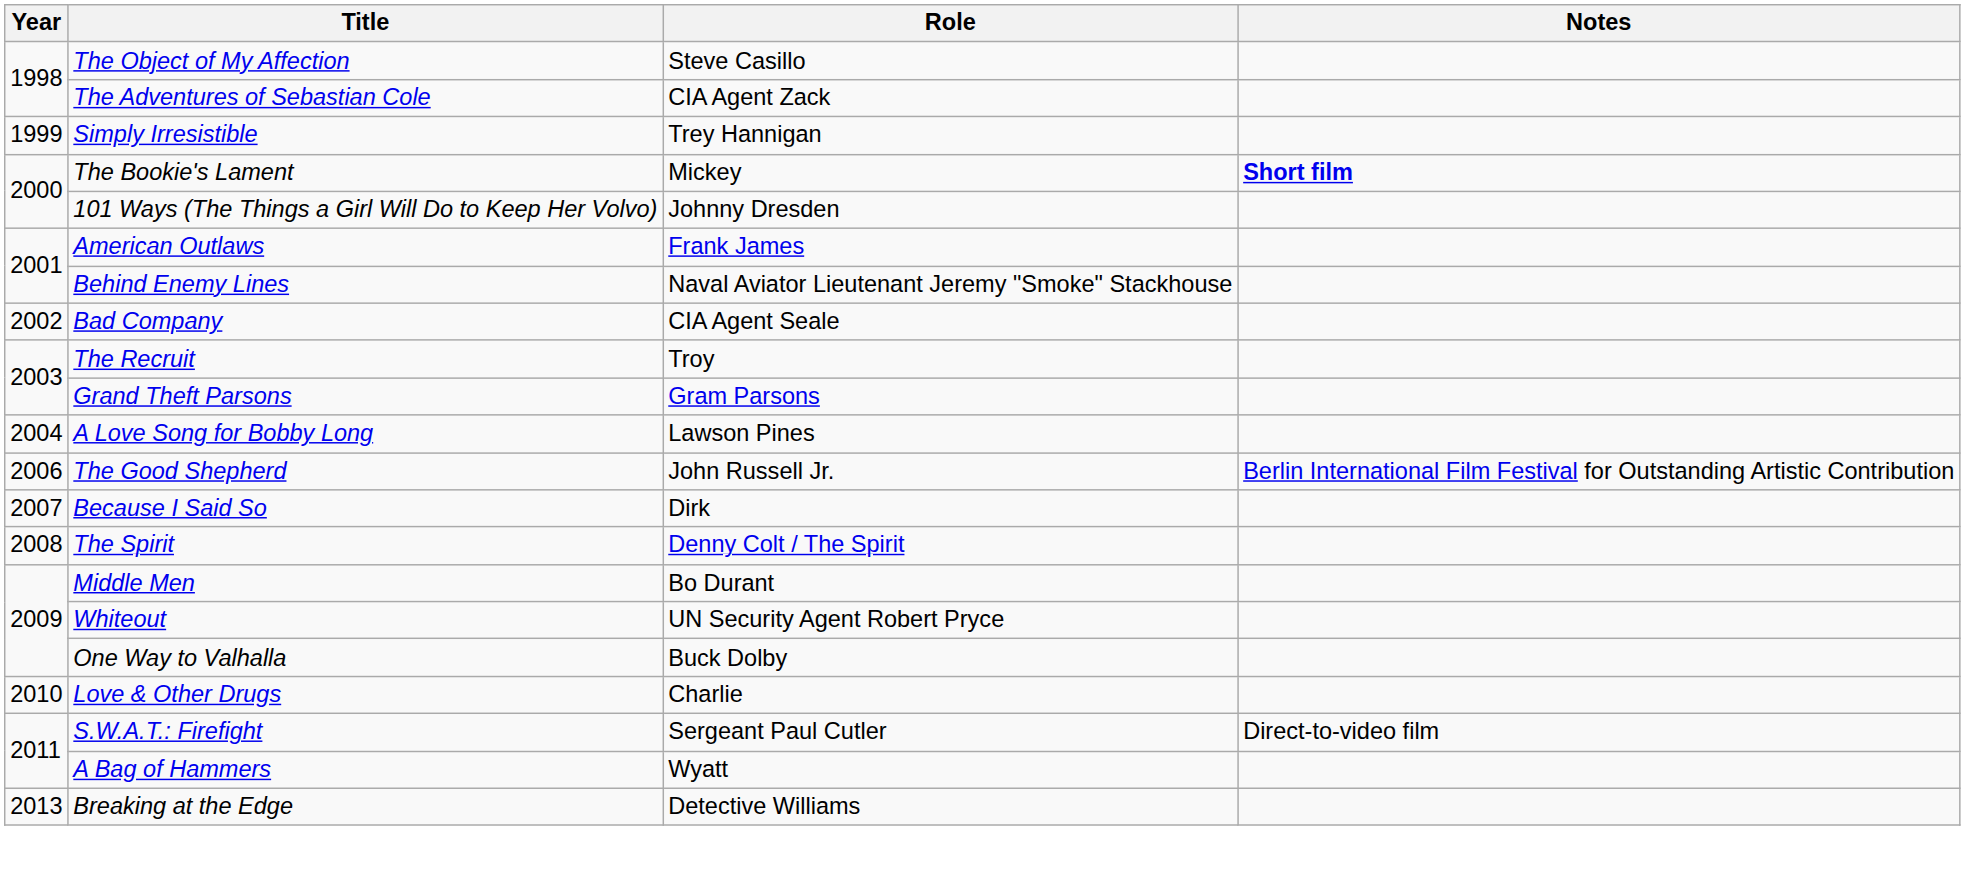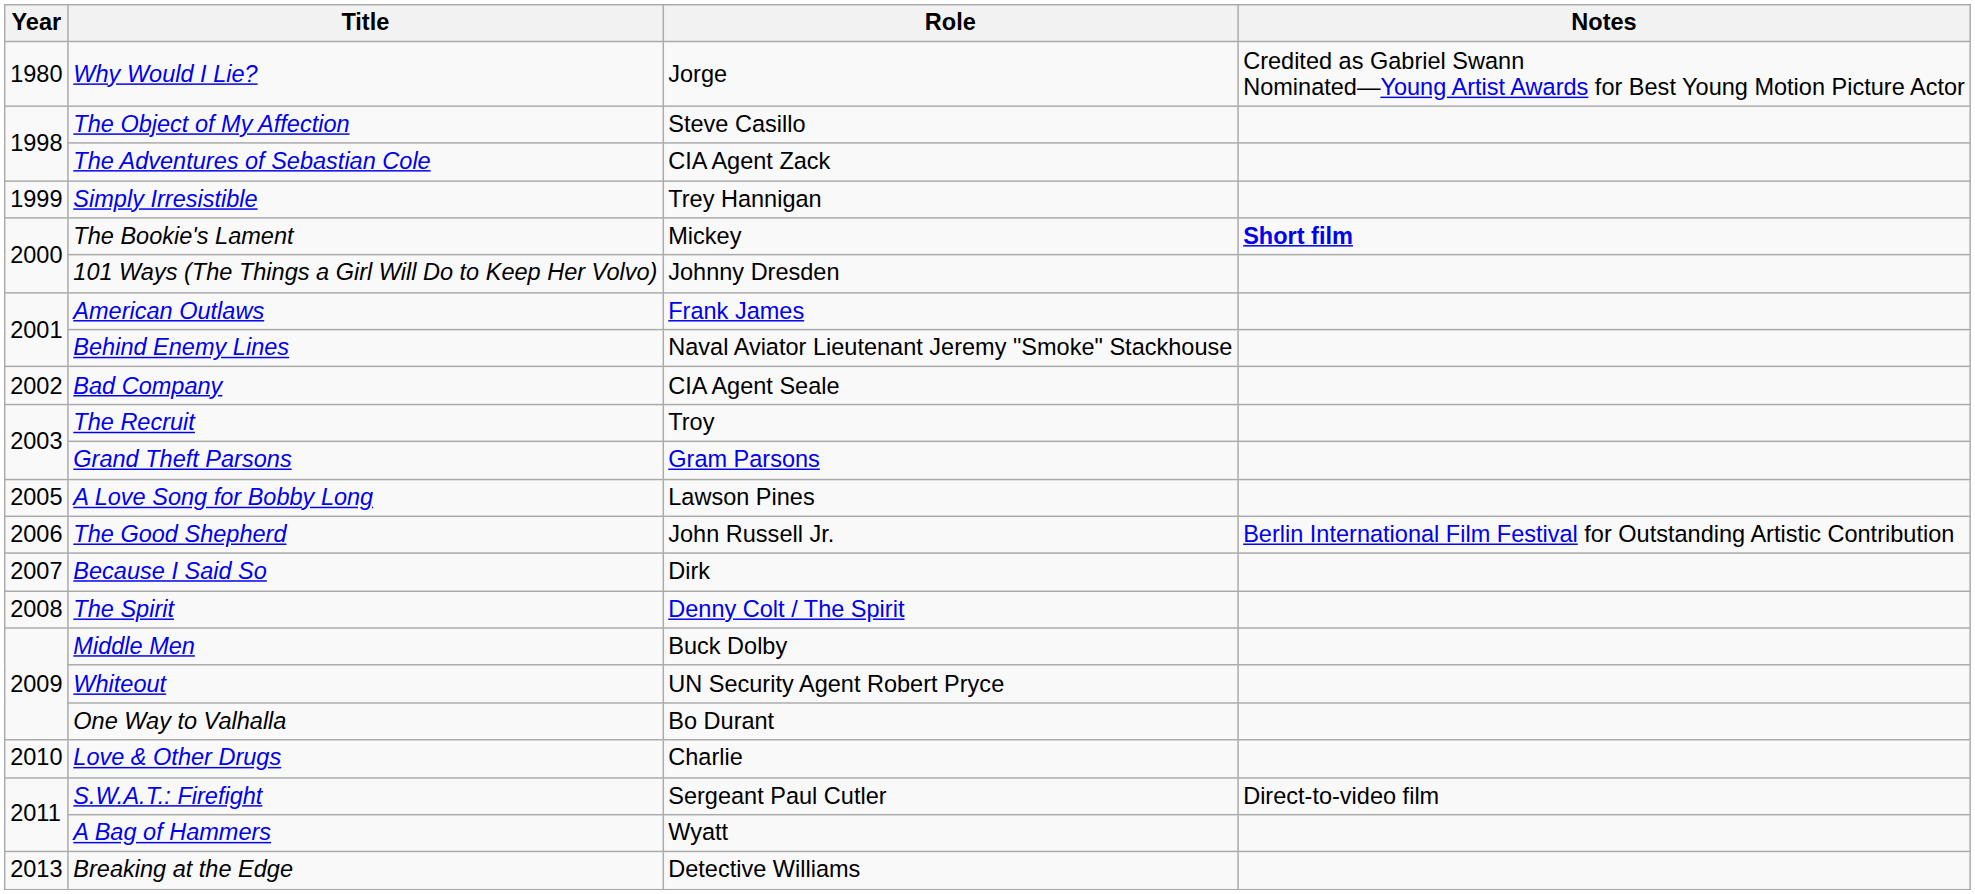+ row: (165, 73)
(36, 433) 2004 -> (36, 497) 2005
(721, 582) Bo Durant -> (728, 646) Buck Dolby
(728, 657) Buck Dolby -> (721, 721) Bo Durant
